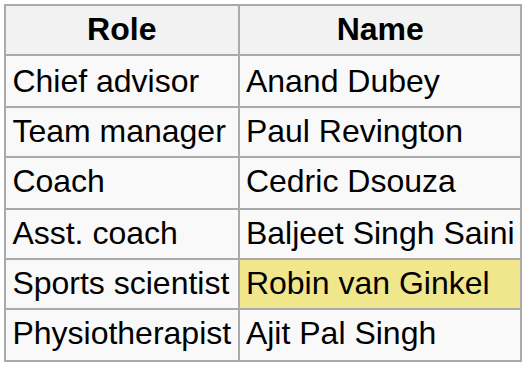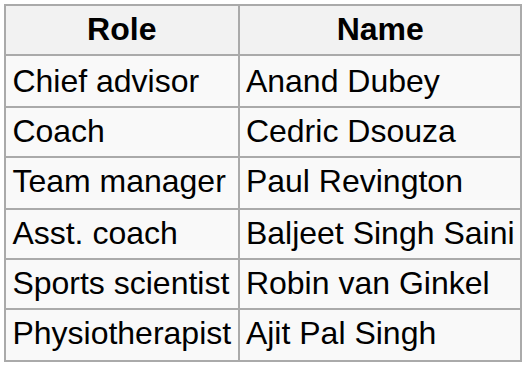rows swapped: (59, 182) <-> (119, 131)
(368, 283) khaki background -> (368, 283) no background
